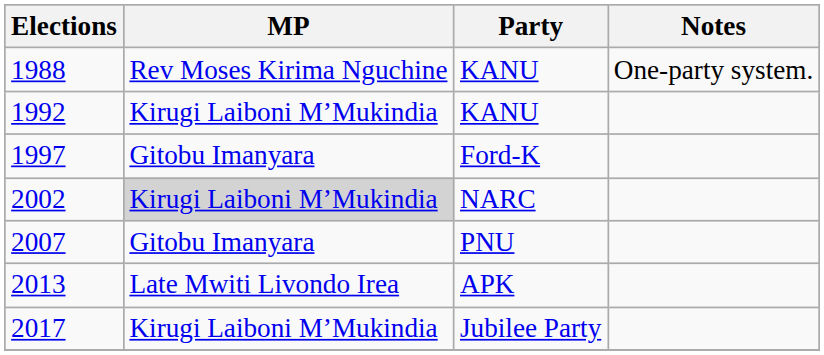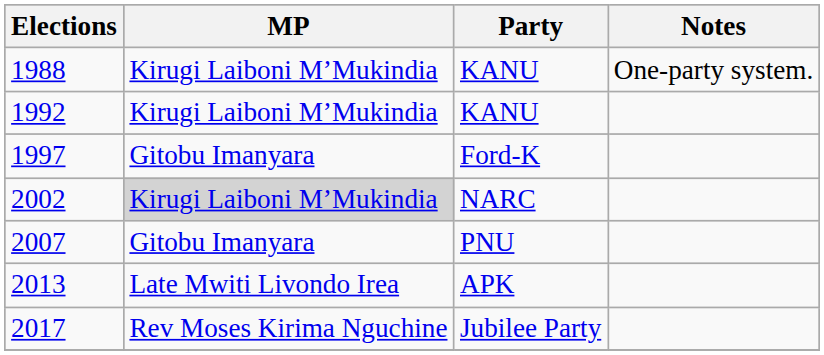(288, 69) Rev Moses Kirima Nguchine -> (284, 69) Kirugi Laiboni M’Mukindia
(284, 328) Kirugi Laiboni M’Mukindia -> (288, 328) Rev Moses Kirima Nguchine
